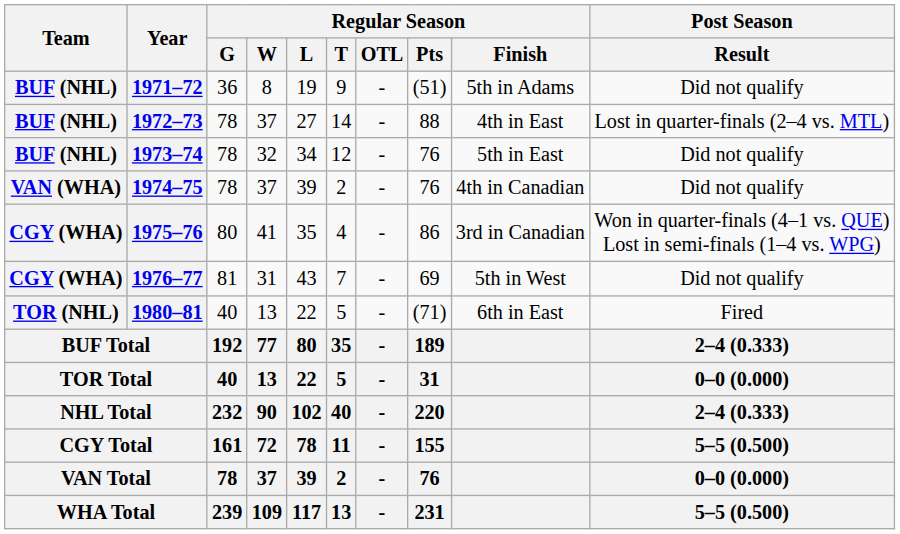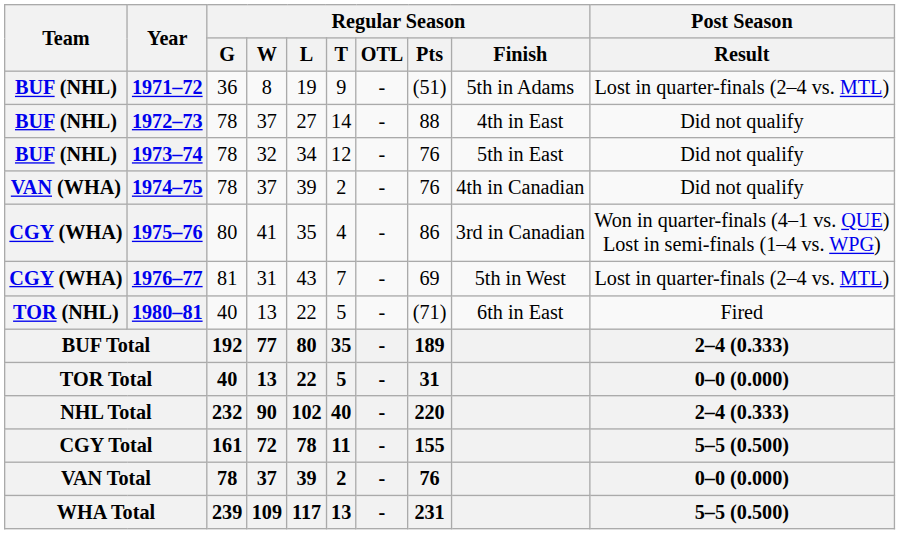(742, 88) Did not qualify -> (742, 88) Lost in quarter-finals (2–4 vs. MTL)
(742, 121) Lost in quarter-finals (2–4 vs. MTL) -> (742, 121) Did not qualify
(742, 278) Did not qualify -> (742, 278) Lost in quarter-finals (2–4 vs. MTL)
